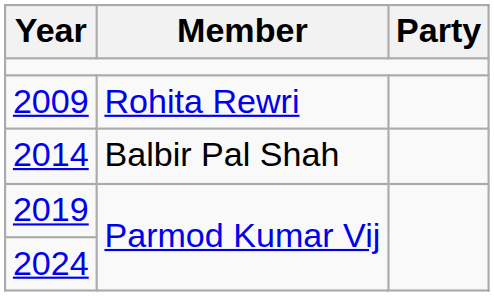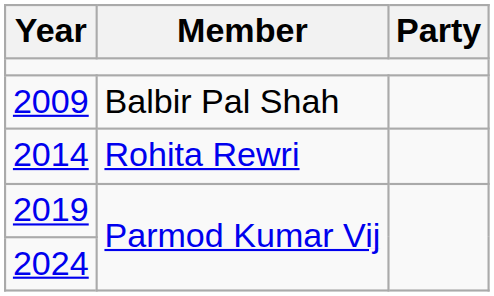(202, 101) Rohita Rewri -> (222, 101) Balbir Pal Shah
(222, 155) Balbir Pal Shah -> (202, 155) Rohita Rewri
